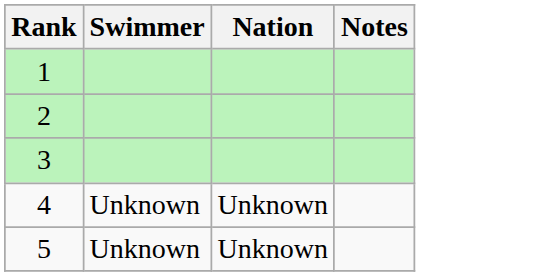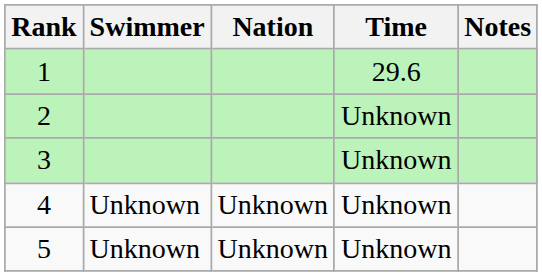+ column: (396, 26)
